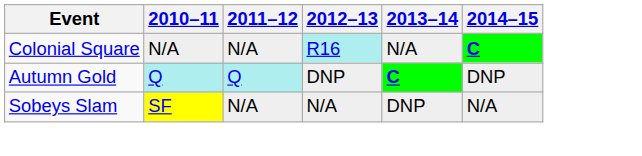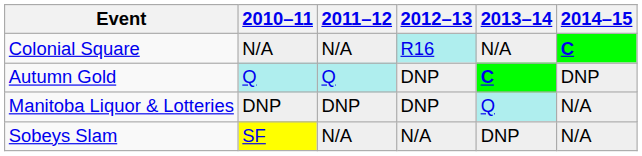+ row: (121, 106)
